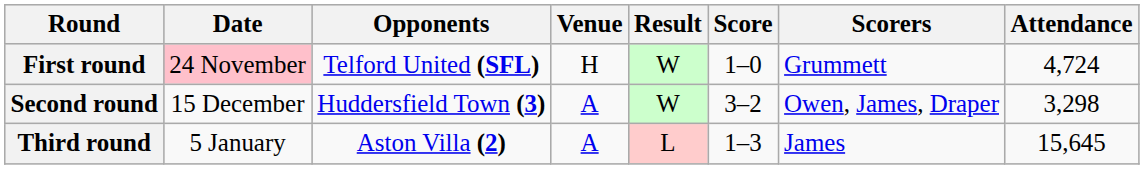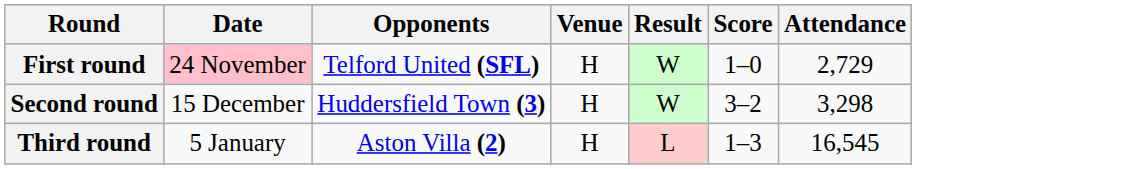- column: (892, 24)
(1072, 63) 4,724 -> (845, 63) 2,729
(590, 103) A -> (590, 103) H
(590, 143) A -> (590, 143) H
(1072, 143) 15,645 -> (845, 143) 16,545
